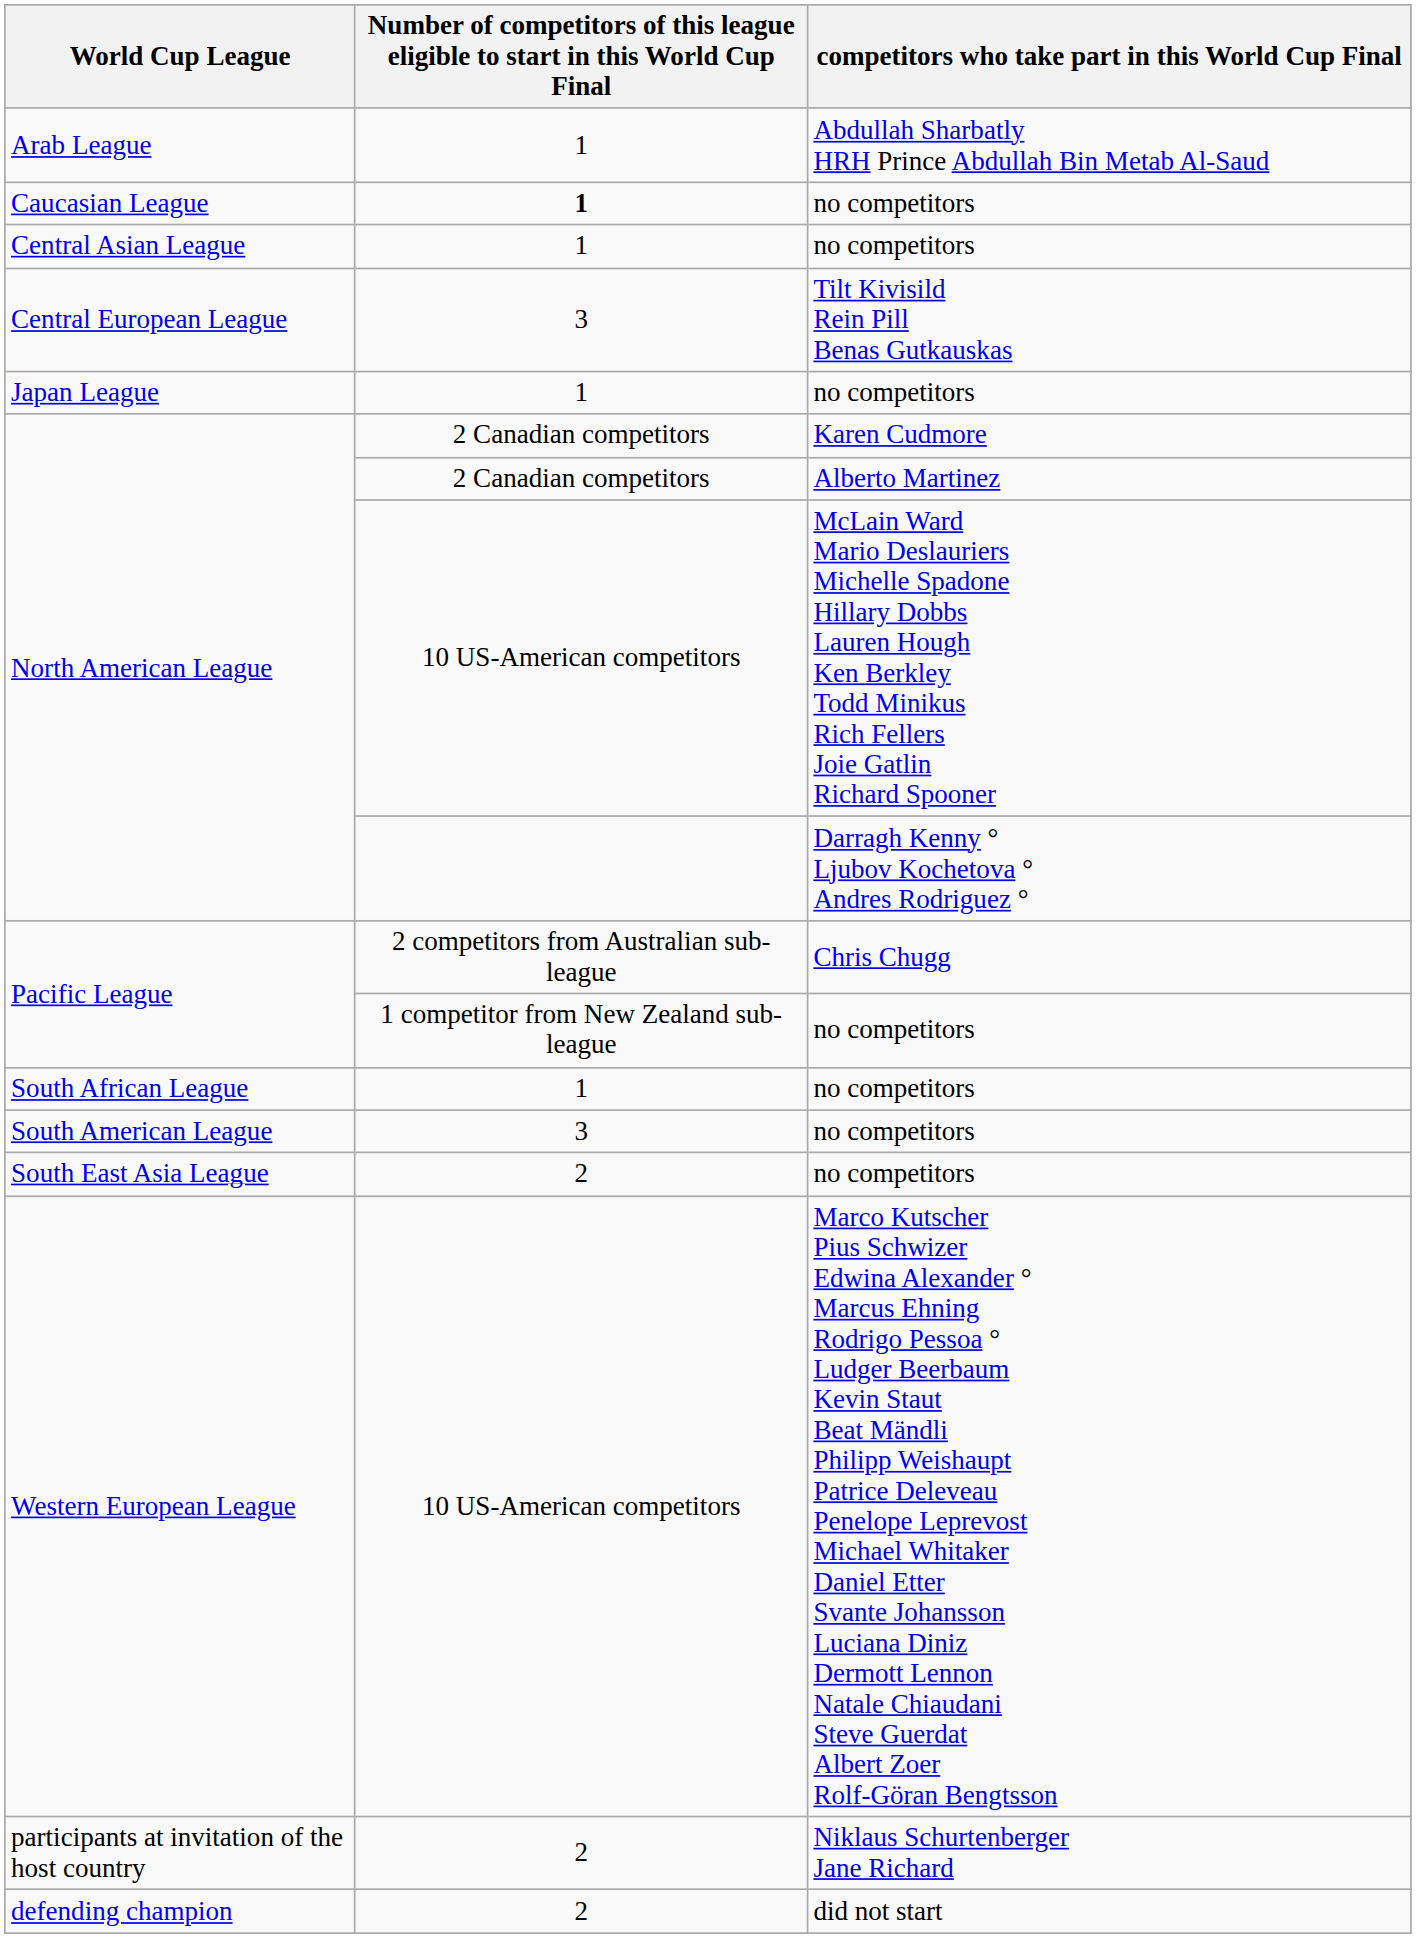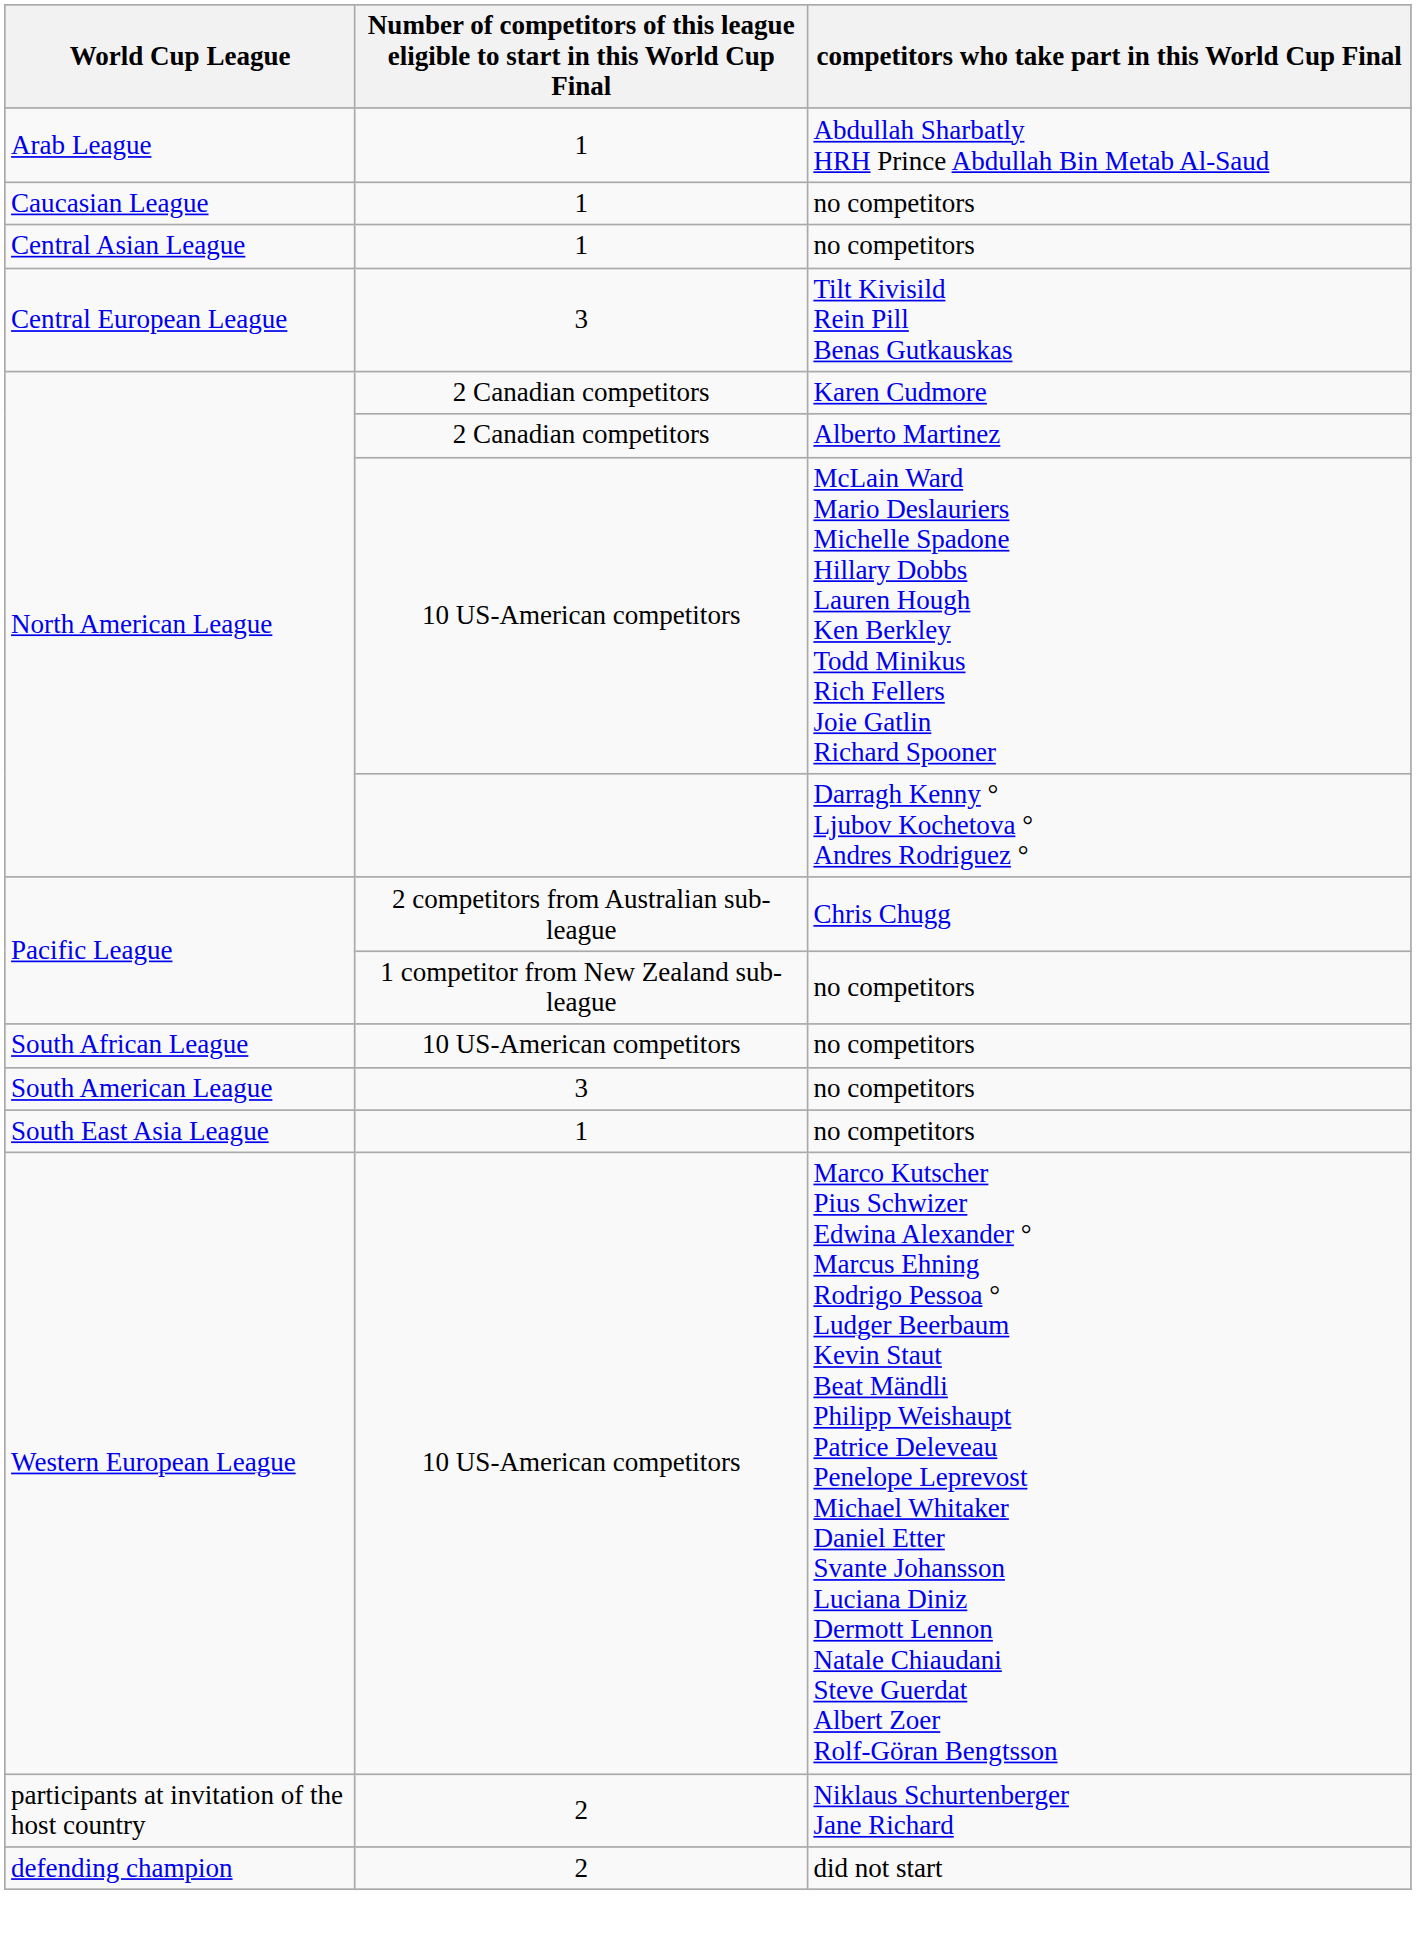(581, 202) bold -> (581, 202) normal
- row: (85, 392)
(581, 1088) 1 -> (581, 1045) 10 US-American competitors
(581, 1173) 2 -> (581, 1130) 1
